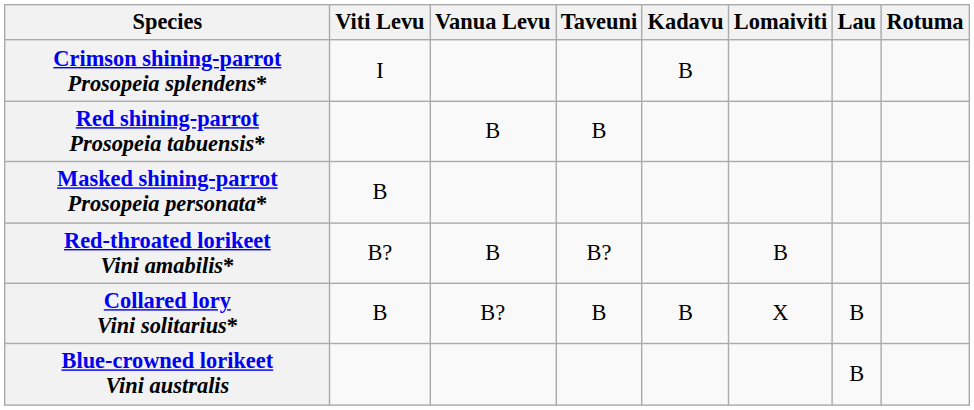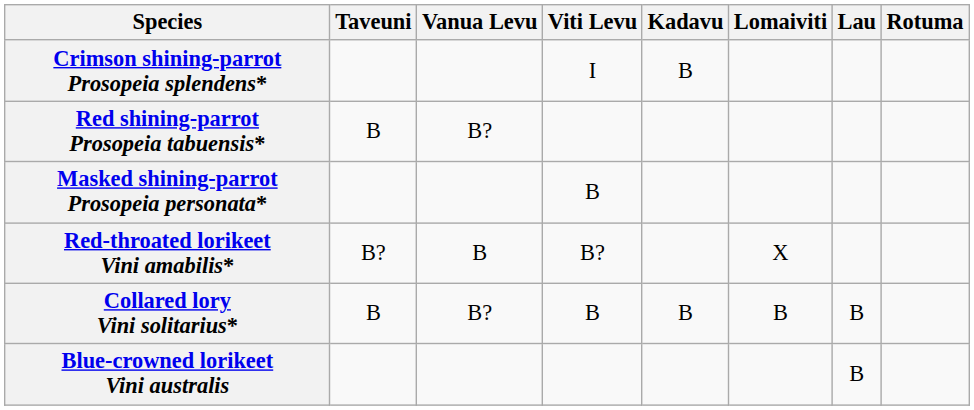columns swapped: (380, 22) <-> (599, 22)
(493, 131) B -> (480, 131) B?
(780, 252) B -> (780, 252) X
(780, 313) X -> (780, 313) B
